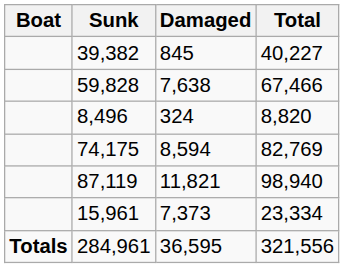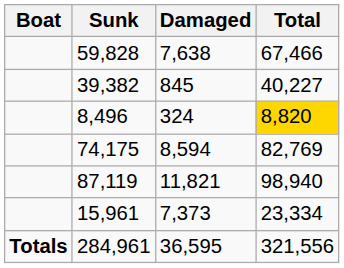rows swapped: (108, 85) <-> (108, 52)
(286, 117) no background -> (286, 117) gold background
